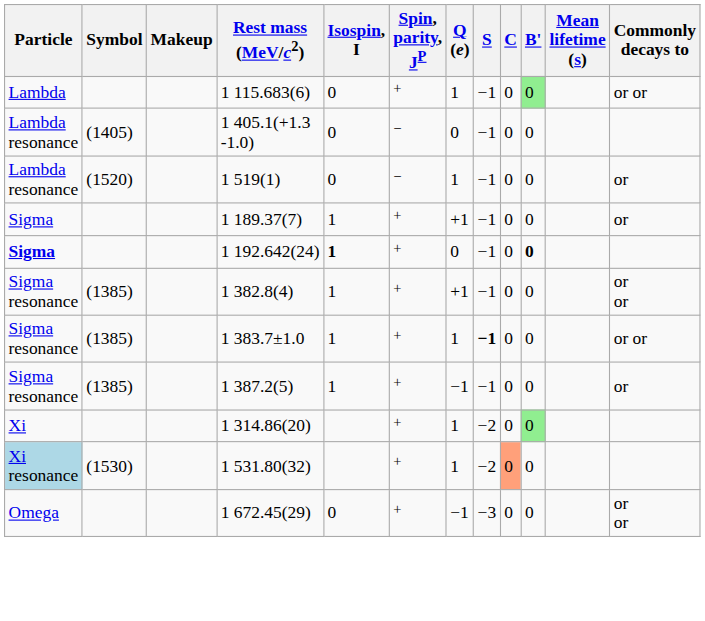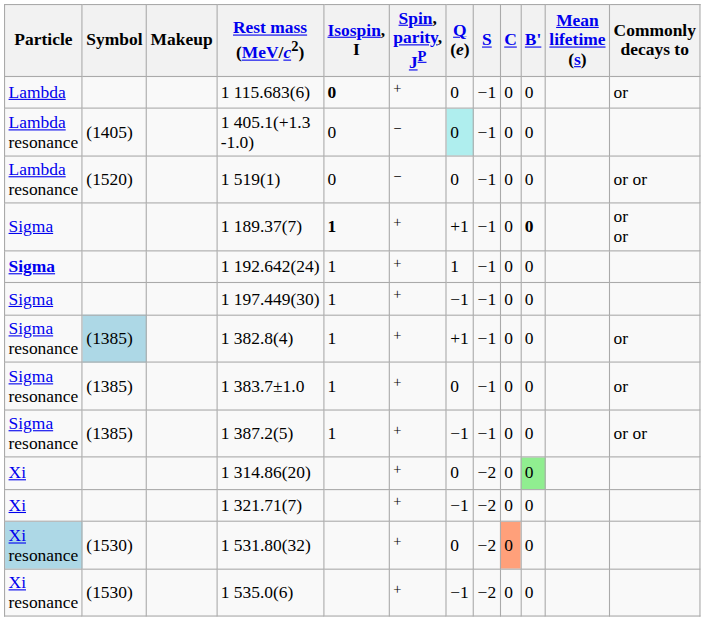(332, 92) normal -> (332, 92) bold
(455, 92) 1 -> (455, 92) 0
(529, 92) lightgreen background -> (529, 92) no background
(630, 92) or or -> (621, 92) or
(455, 132) no background -> (455, 132) paleturquoise background
(455, 179) 1 -> (455, 179) 0
(621, 179) or -> (630, 179) or or
(332, 219) normal -> (332, 226) bold
(529, 219) normal -> (529, 226) bold
(621, 219) or -> (621, 226) or or
(332, 251) bold -> (332, 266) normal
(455, 251) 0 -> (455, 266) 1
(529, 251) bold -> (529, 266) normal
+ row: (270, 298)
(110, 291) no background -> (110, 338) lightblue background
(621, 291) or or -> (621, 338) or
(455, 338) 1 -> (455, 386) 0
(487, 338) bold -> (487, 386) normal
(630, 338) or or -> (621, 386) or
(621, 386) or -> (630, 433) or or
(455, 425) 1 -> (455, 473) 0
+ row: (261, 505)
(455, 465) 1 -> (455, 545) 0
+ row: (257, 592)
- row: (266, 512)
